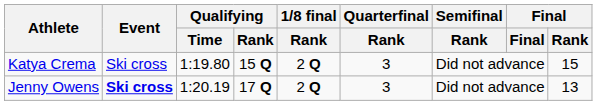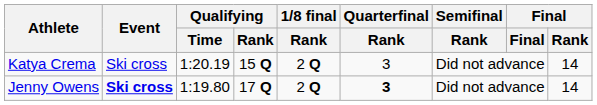(205, 64) 1:19.80 -> (205, 64) 1:20.19
(570, 64) 15 -> (570, 64) 14
(205, 87) 1:20.19 -> (205, 87) 1:19.80
(386, 87) normal -> (386, 87) bold
(570, 87) 13 -> (570, 87) 14
